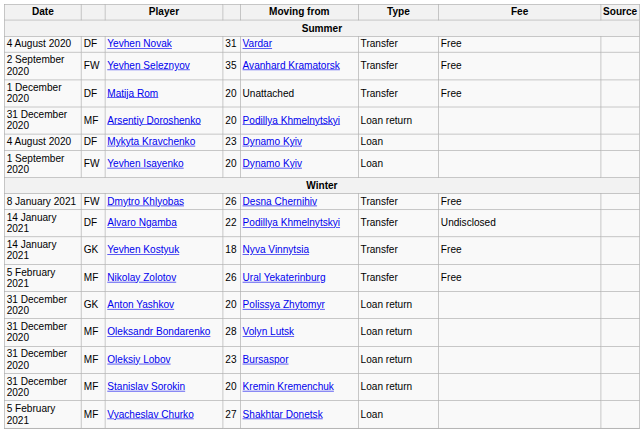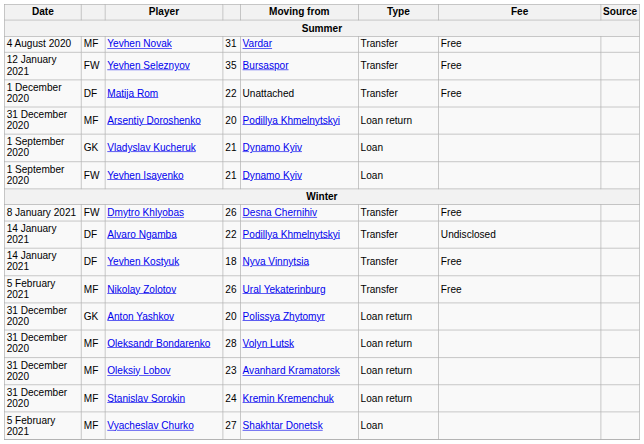(90, 44) DF -> (91, 44) MF
(35, 66) 2 September 2020 -> (32, 66) 12 January 2021
(291, 66) Avanhard Kramatorsk -> (266, 66) Bursaspor
(231, 93) 20 -> (231, 93) 22
- row: (151, 142)
+ row: (152, 148)
(231, 164) 20 -> (231, 175) 21
(91, 250) GK -> (90, 262) DF
(266, 360) Bursaspor -> (291, 371) Avanhard Kramatorsk
(231, 387) 20 -> (231, 398) 24
